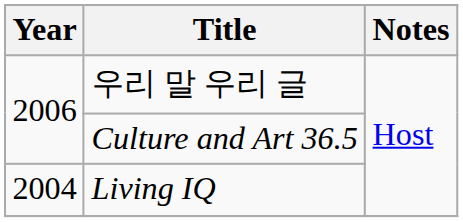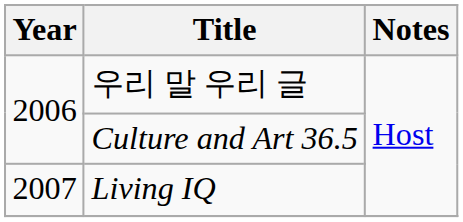(45, 189) 2004 -> (45, 189) 2007
